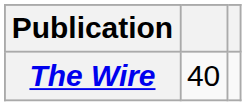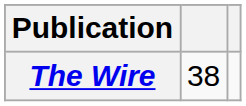(204, 75) 40 -> (204, 75) 38
